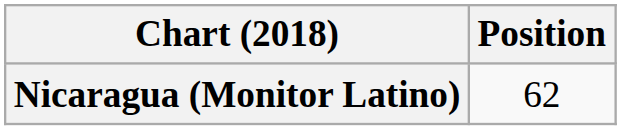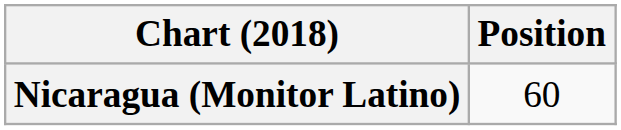(542, 93) 62 -> (542, 93) 60
